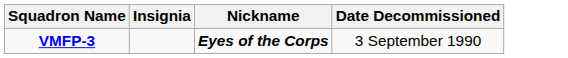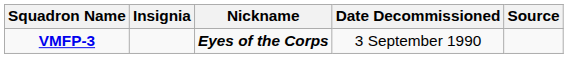+ column: (534, 16)
